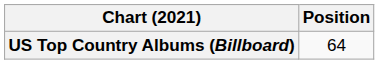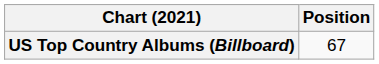(336, 45) 64 -> (336, 45) 67
